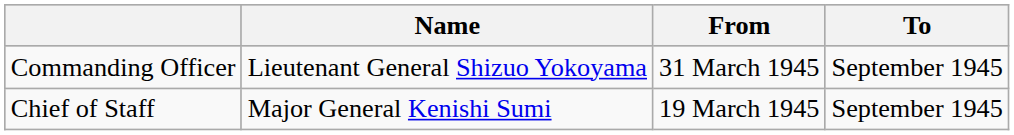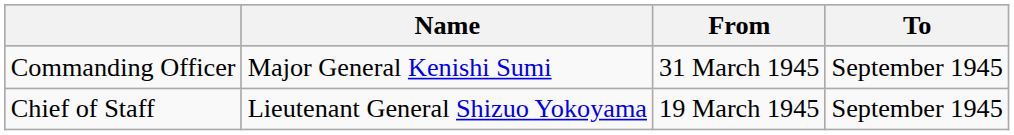(447, 66) Lieutenant General Shizuo Yokoyama -> (400, 66) Major General Kenishi Sumi
(400, 108) Major General Kenishi Sumi -> (447, 108) Lieutenant General Shizuo Yokoyama
